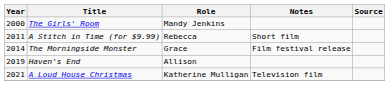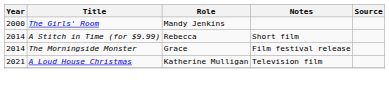(16, 36) 2011 -> (16, 36) 2014
- row: (54, 62)
